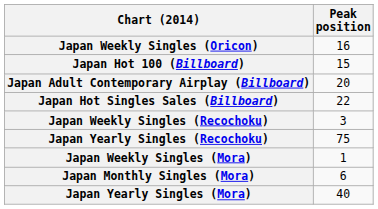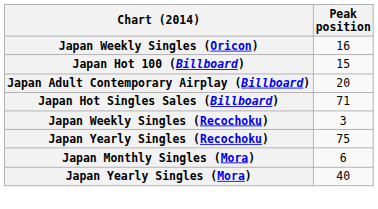(343, 102) 22 -> (343, 102) 71
- row: (159, 157)
